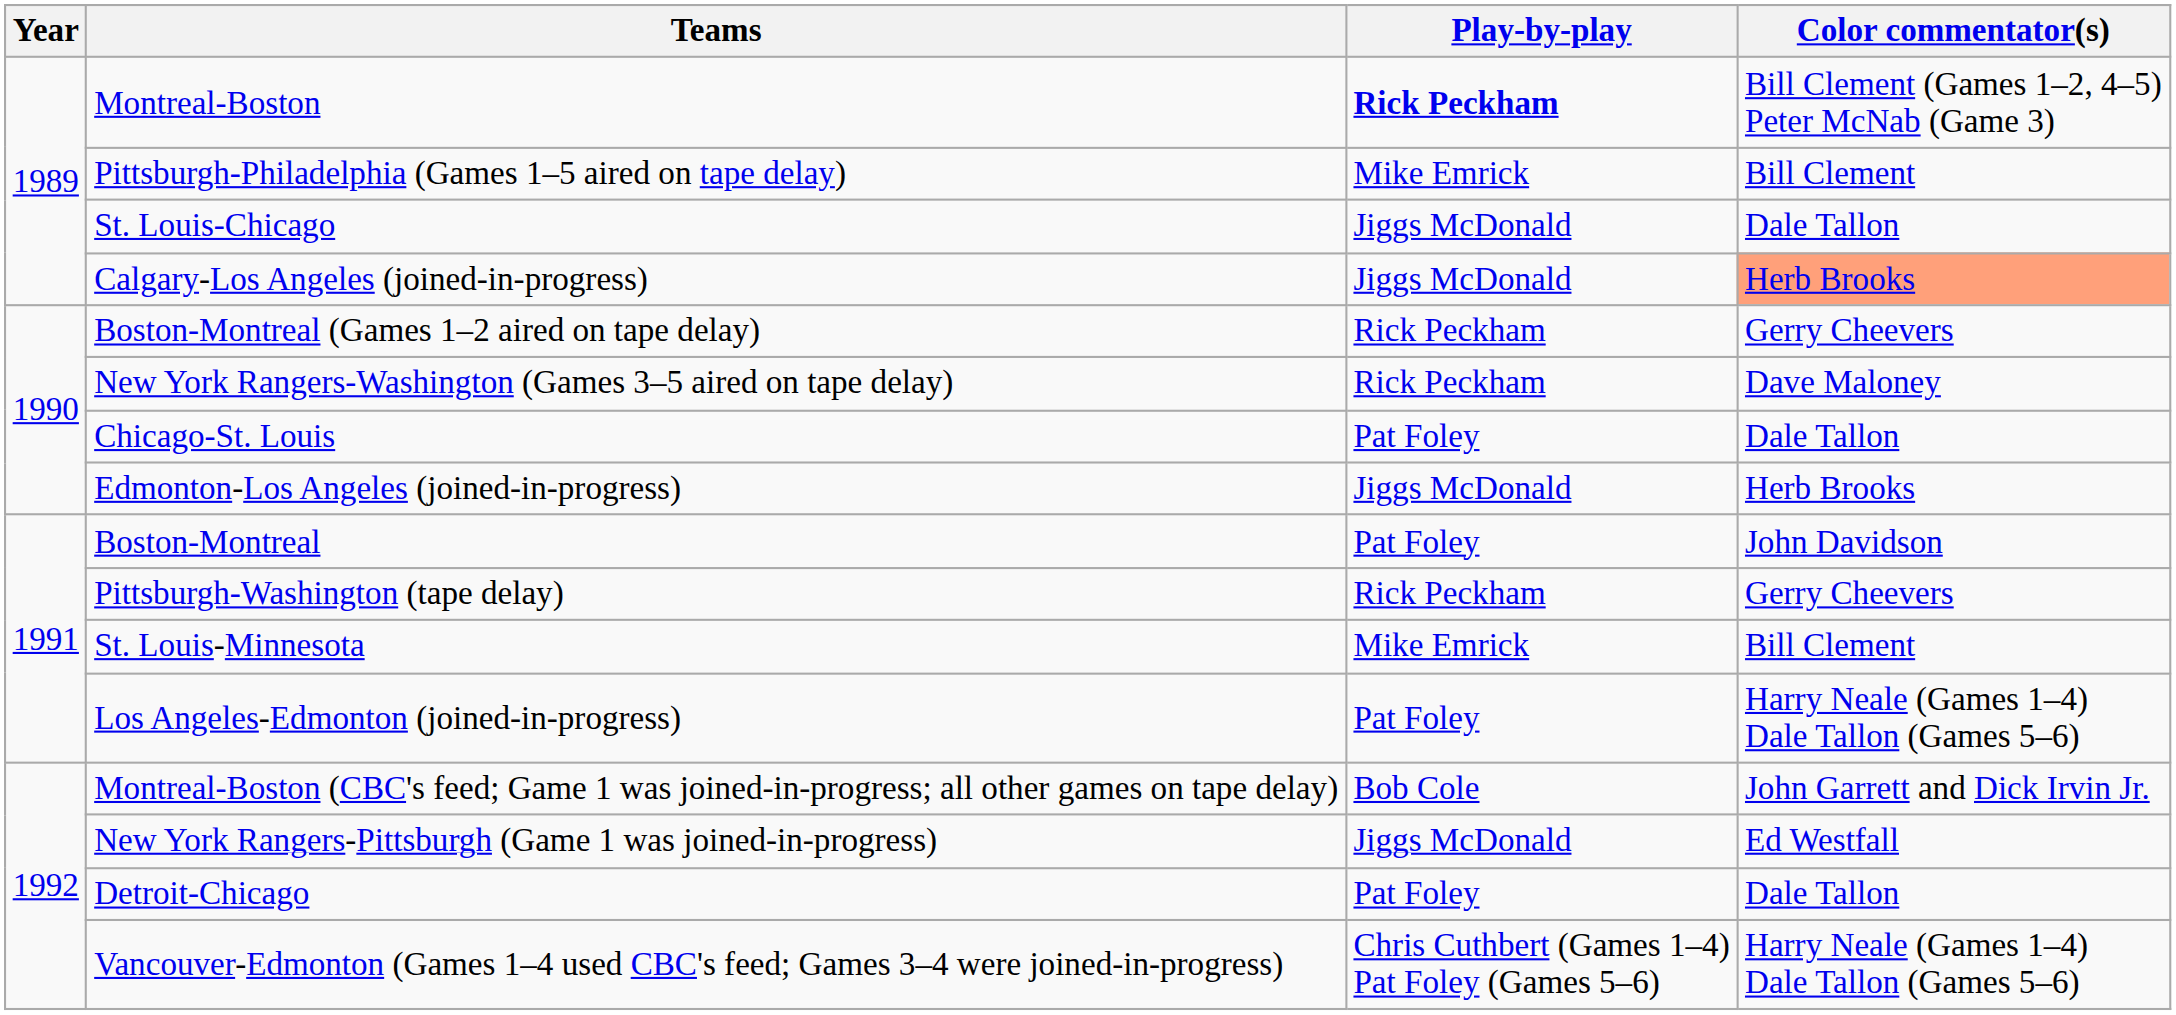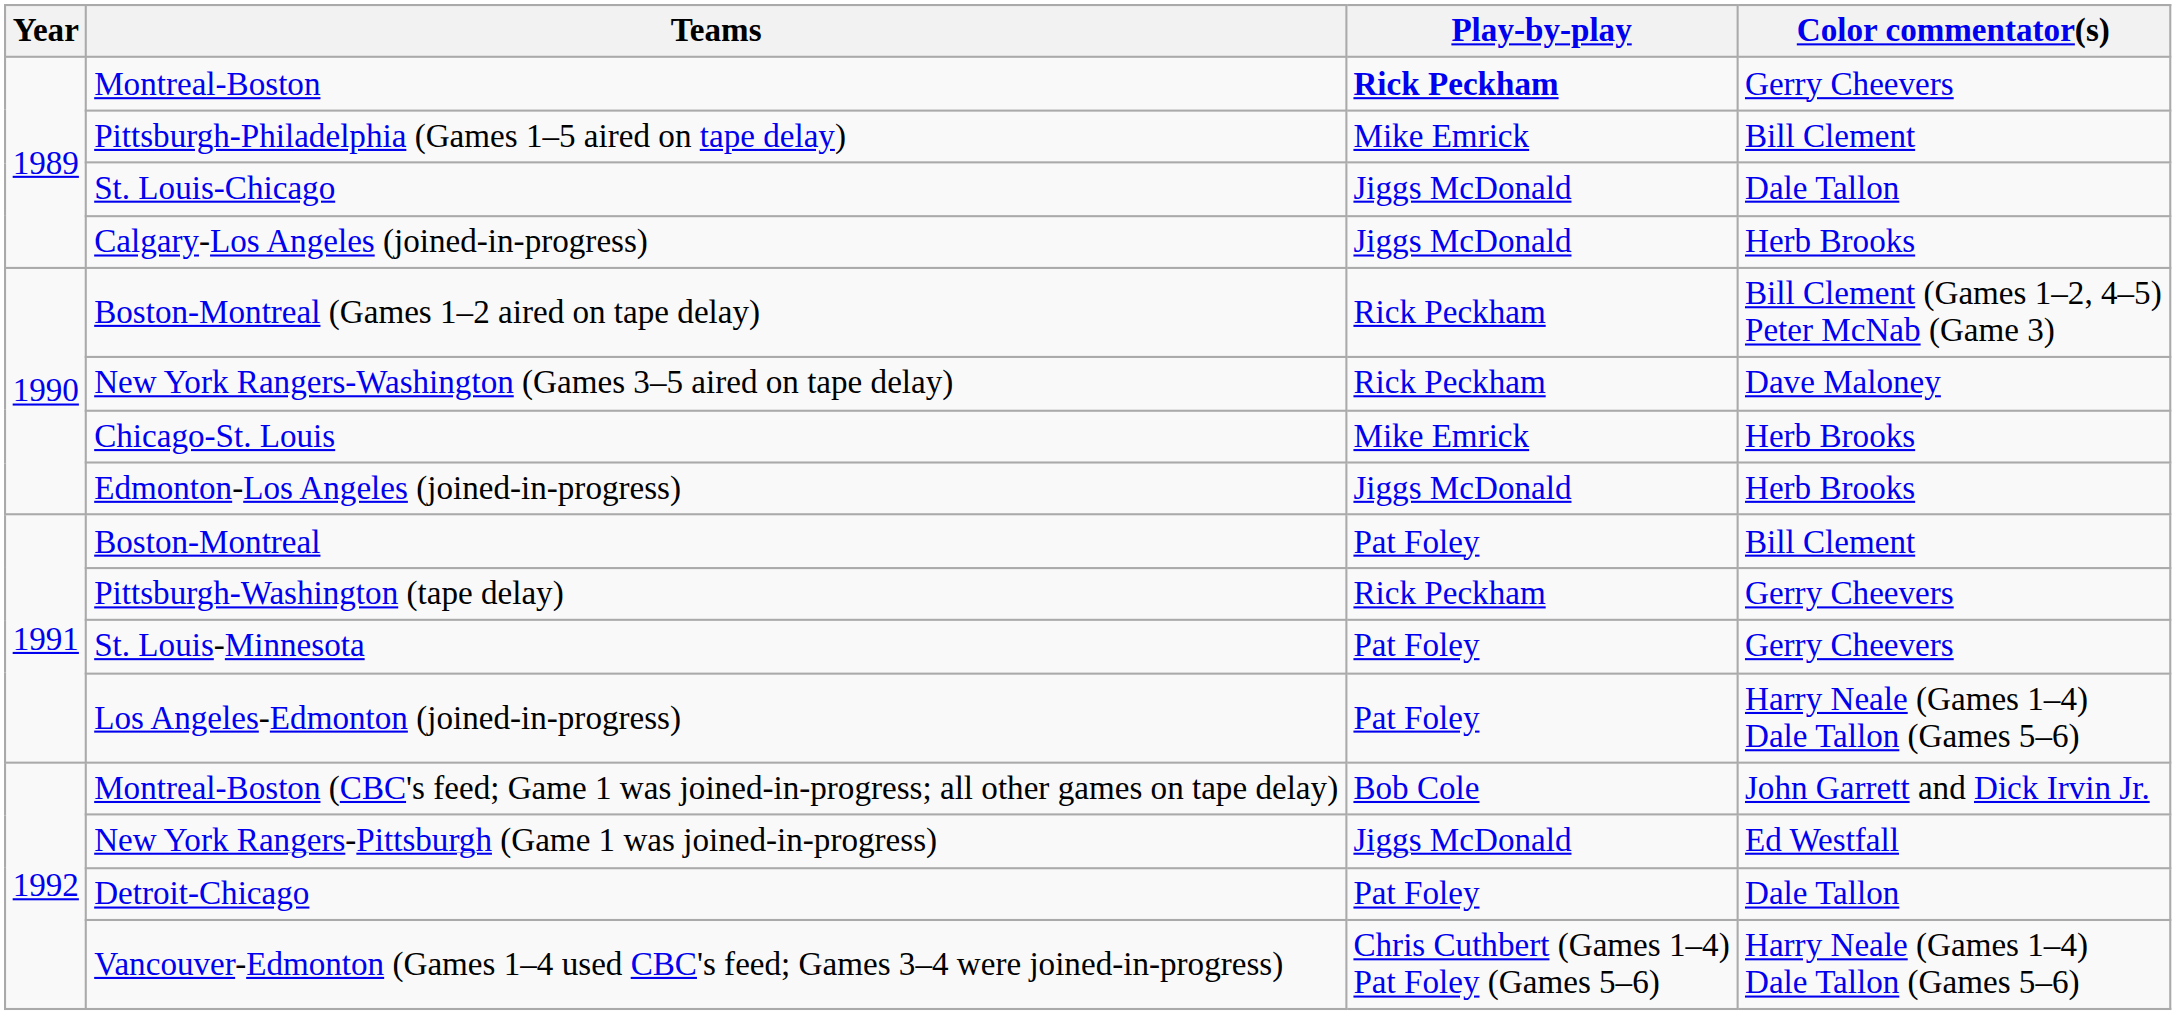(1953, 101) Bill Clement (Games 1–2, 4–5) Peter McNab (Game 3) -> (1849, 83) Gerry Cheevers
(1830, 278) lightsalmon background -> (1830, 240) no background
(1849, 330) Gerry Cheevers -> (1953, 312) Bill Clement (Games 1–2, 4–5) Peter McNab (Game 3)
(1416, 435) Pat Foley -> (1441, 435) Mike Emrick
(1822, 435) Dale Tallon -> (1830, 435) Herb Brooks
(1844, 540) John Davidson -> (1830, 540) Bill Clement
(1441, 645) Mike Emrick -> (1416, 645) Pat Foley
(1830, 645) Bill Clement -> (1849, 645) Gerry Cheevers
